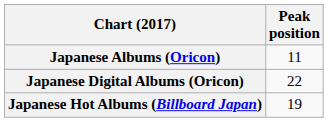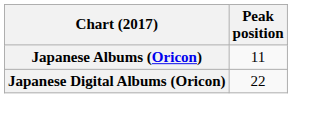- row: (135, 104)
